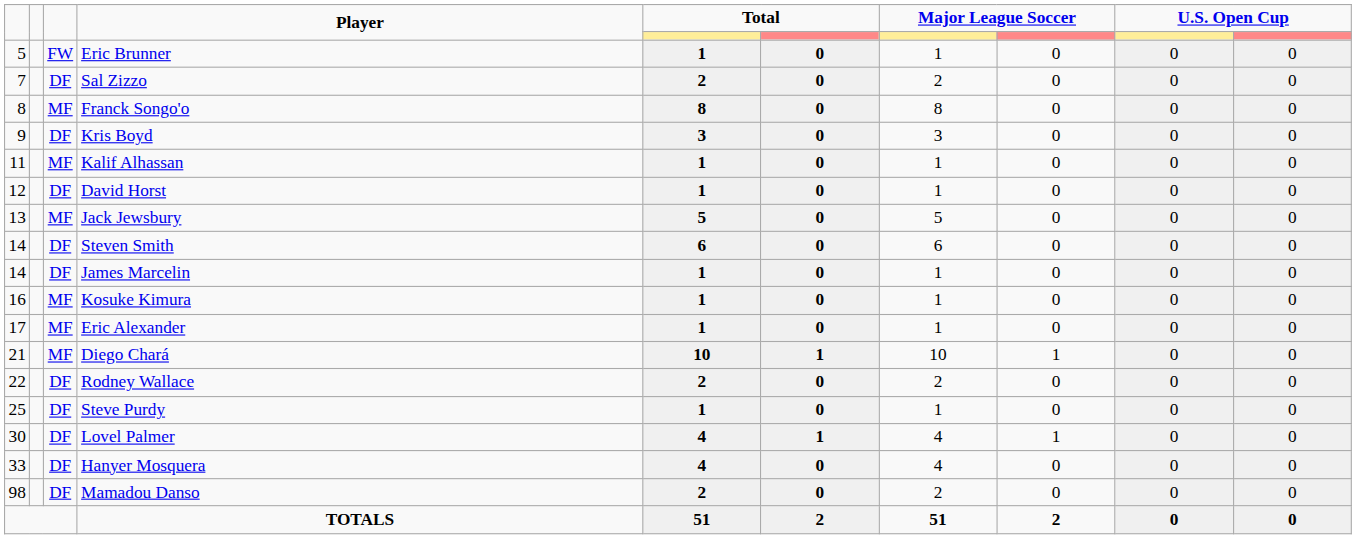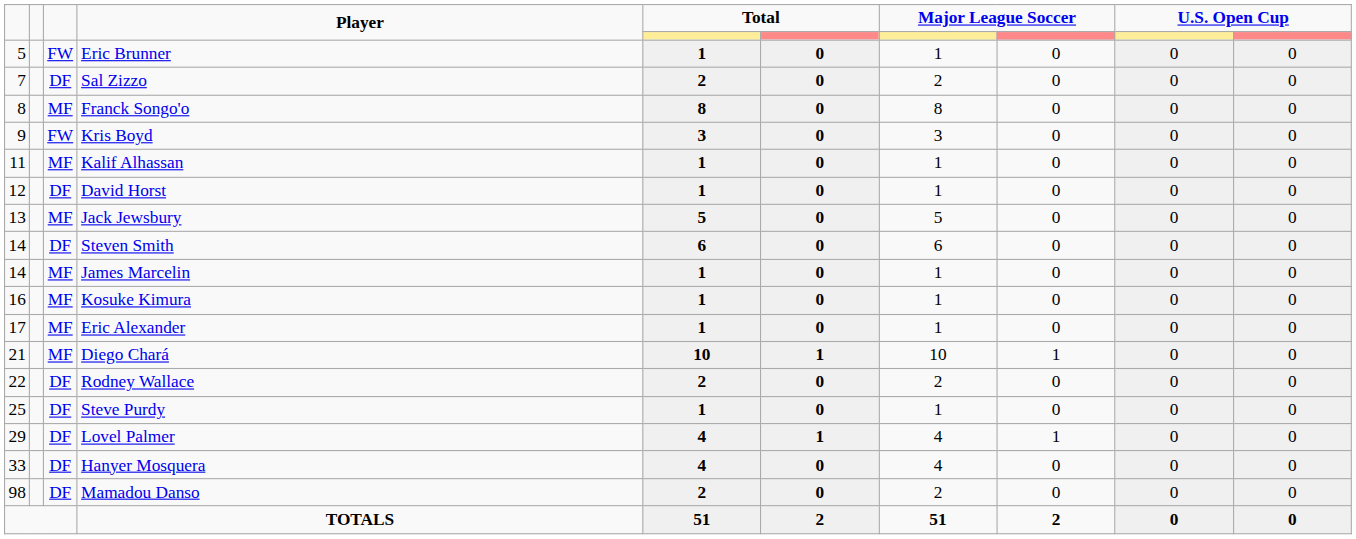(60, 135) DF -> (60, 135) FW
(60, 272) DF -> (60, 272) MF
(17, 437) 30 -> (17, 437) 29
